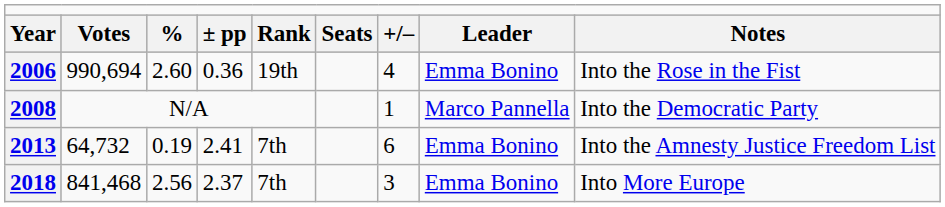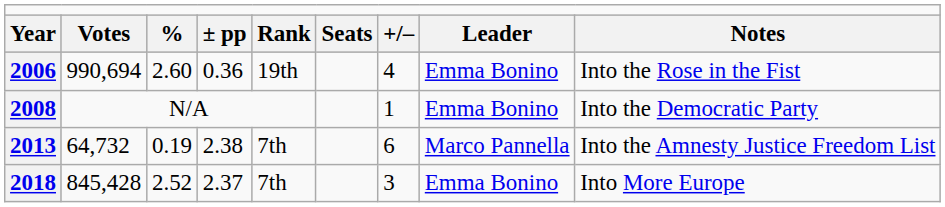(497, 107) Marco Pannella -> (491, 107) Emma Bonino
(223, 145) 2.41 -> (223, 145) 2.38
(491, 145) Emma Bonino -> (497, 145) Marco Pannella
(104, 182) 841,468 -> (104, 182) 845,428
(172, 182) 2.56 -> (172, 182) 2.52
